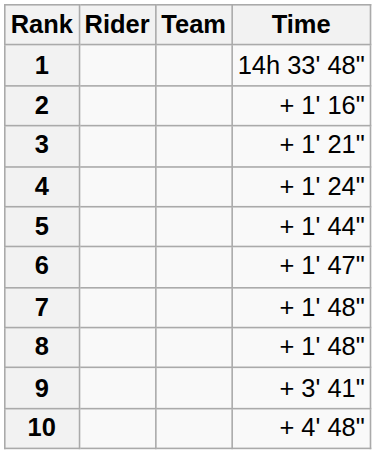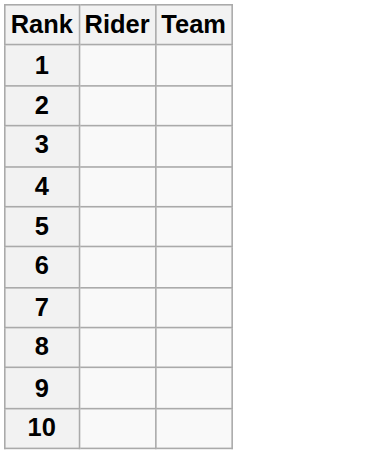- column: (301, 24)
